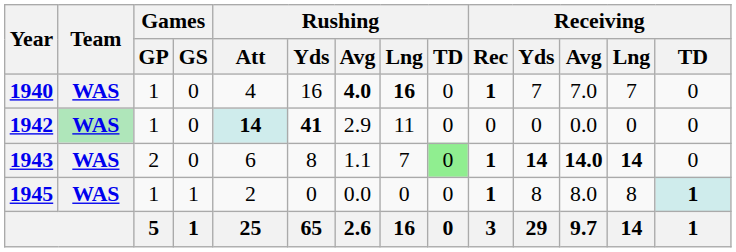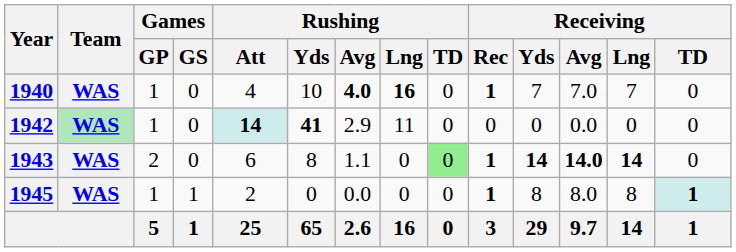(311, 90) 16 -> (311, 90) 10
(404, 159) 7 -> (404, 159) 0
